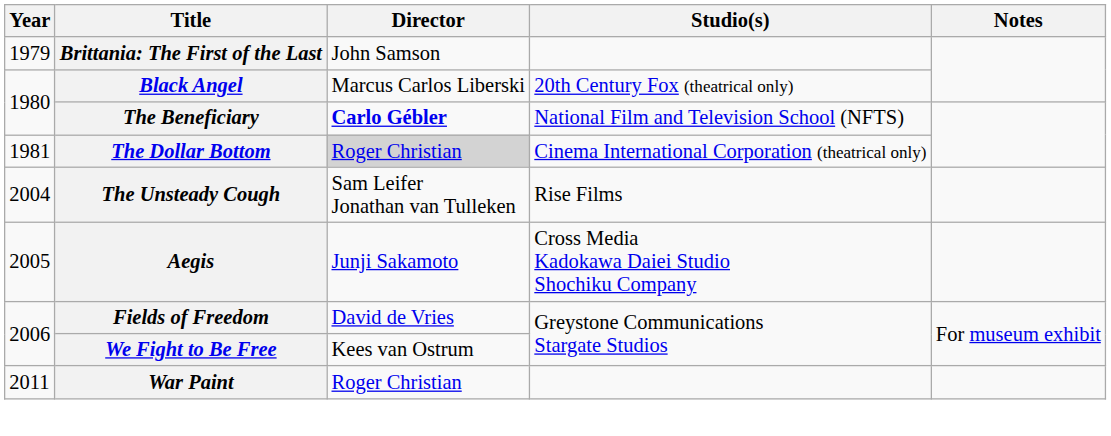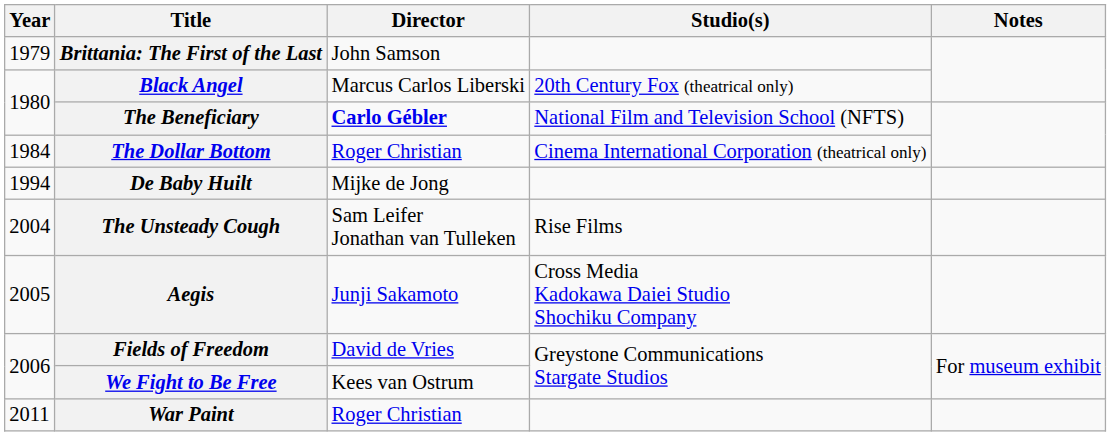(30, 150) 1981 -> (30, 150) 1984
(397, 150) lightgrey background -> (397, 150) no background
+ row: (191, 183)
